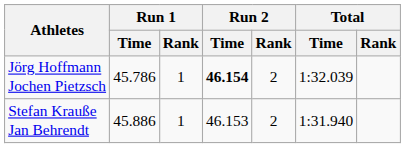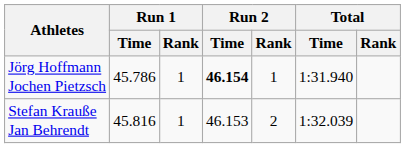(274, 77) 2 -> (274, 77) 1
(326, 77) 1:32.039 -> (326, 77) 1:31.940
(134, 121) 45.886 -> (134, 121) 45.816
(326, 121) 1:31.940 -> (326, 121) 1:32.039
